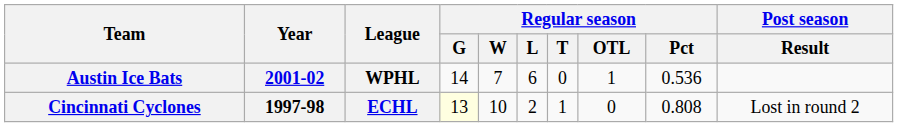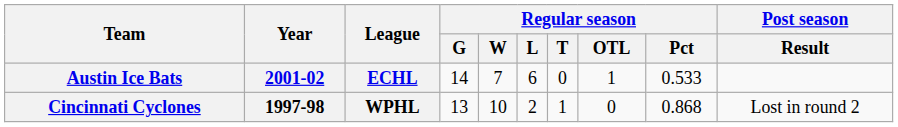(392, 77) WPHL -> (392, 77) ECHL
(682, 77) 0.536 -> (682, 77) 0.533
(392, 107) ECHL -> (392, 107) WPHL
(459, 107) lightyellow background -> (459, 107) no background
(682, 107) 0.808 -> (682, 107) 0.868
